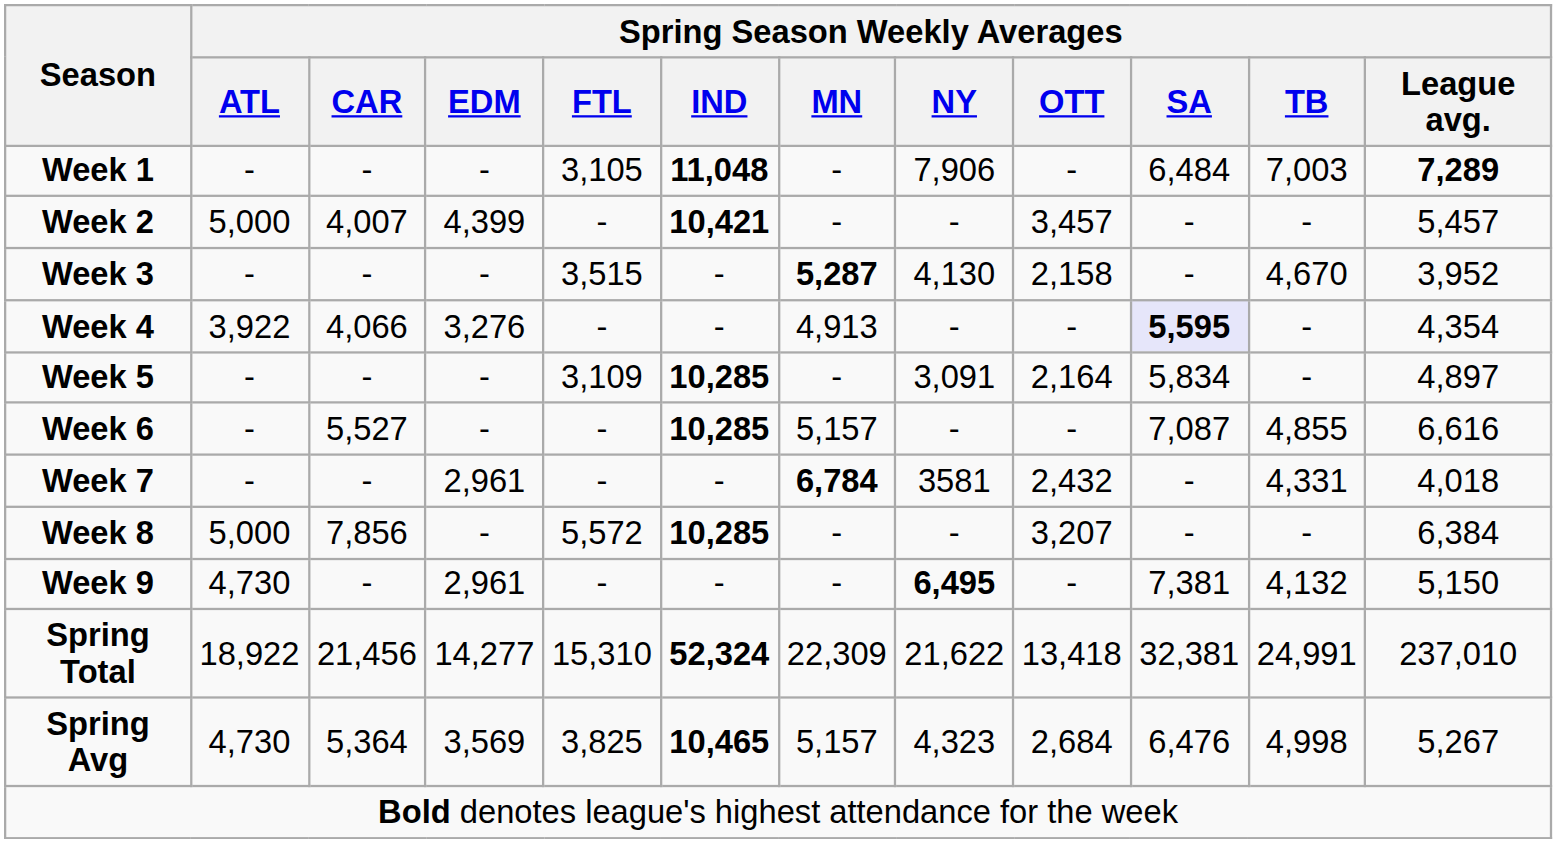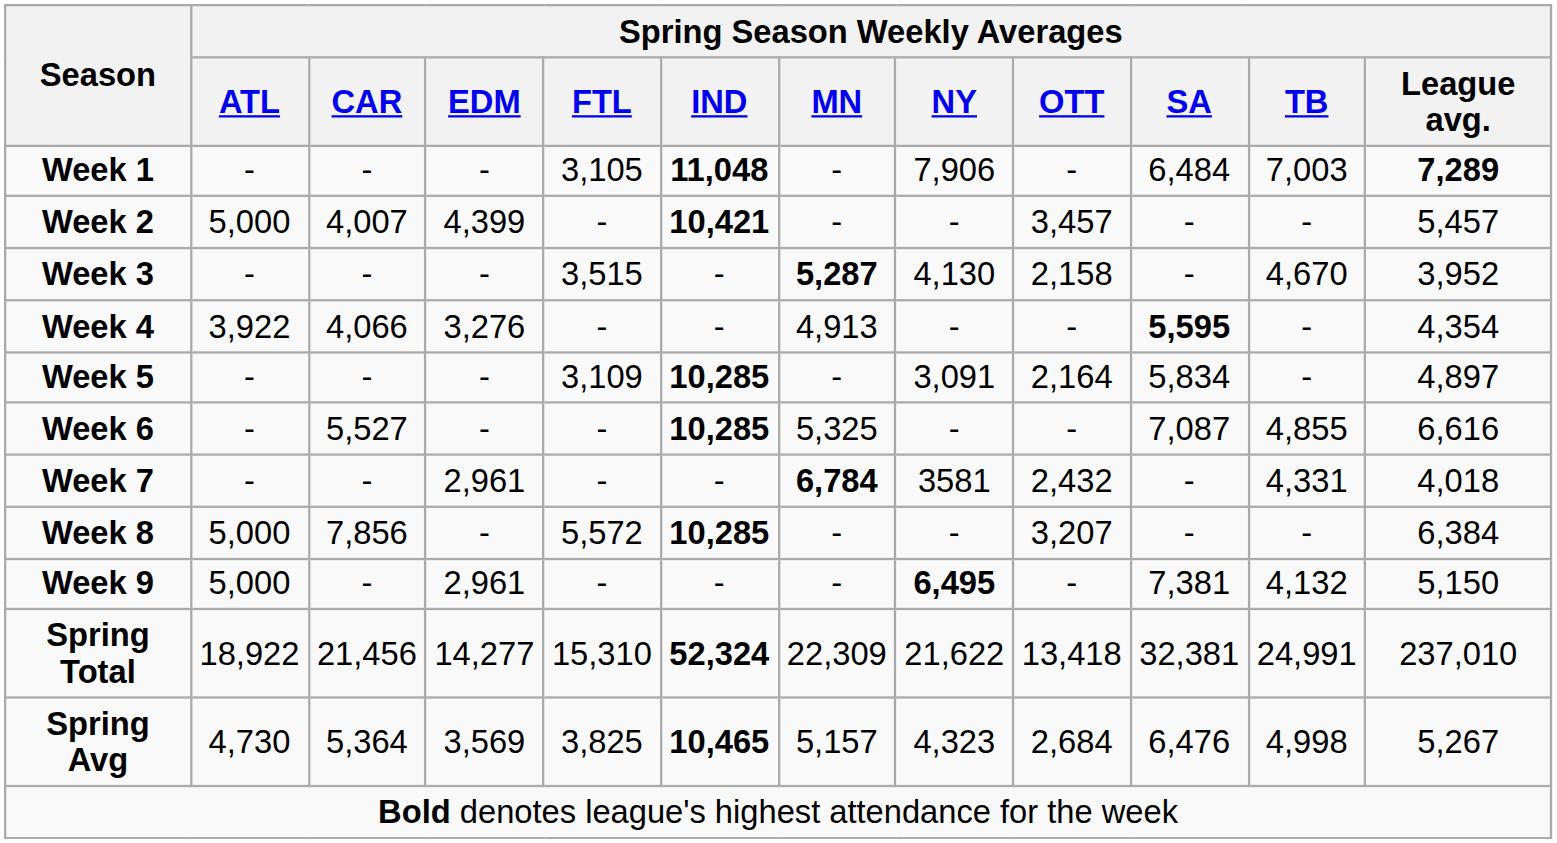(1189, 326) lavender background -> (1189, 326) no background
(837, 429) 5,157 -> (837, 429) 5,325
(249, 584) 4,730 -> (249, 584) 5,000
